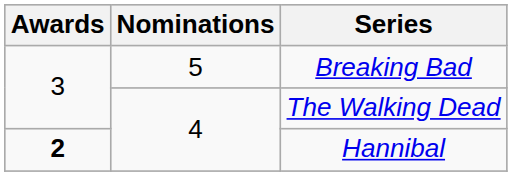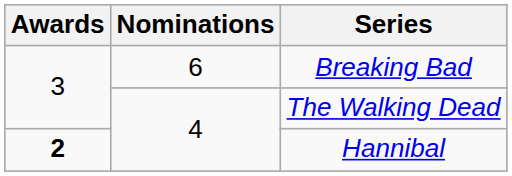(196, 66) 5 -> (196, 66) 6
